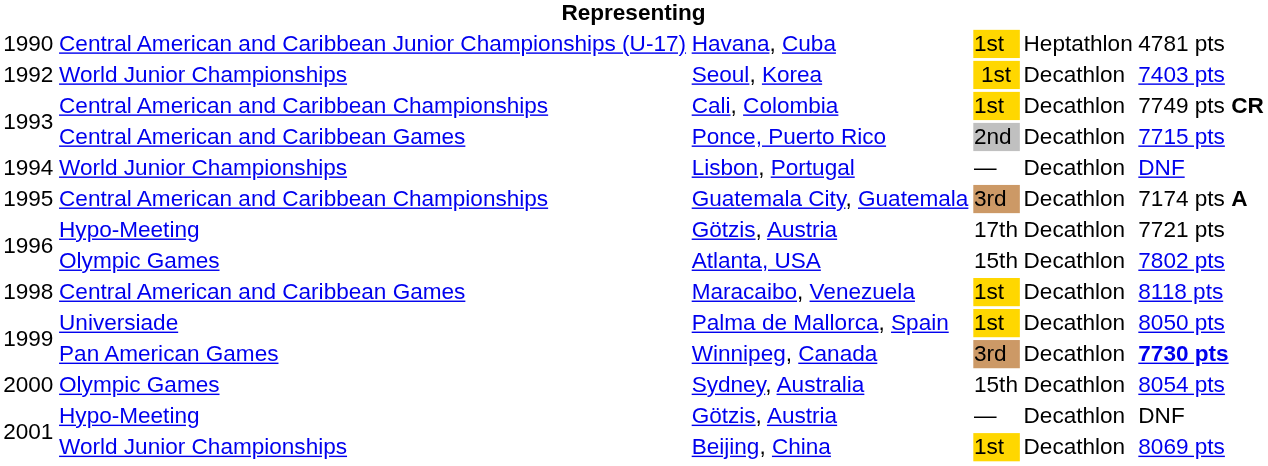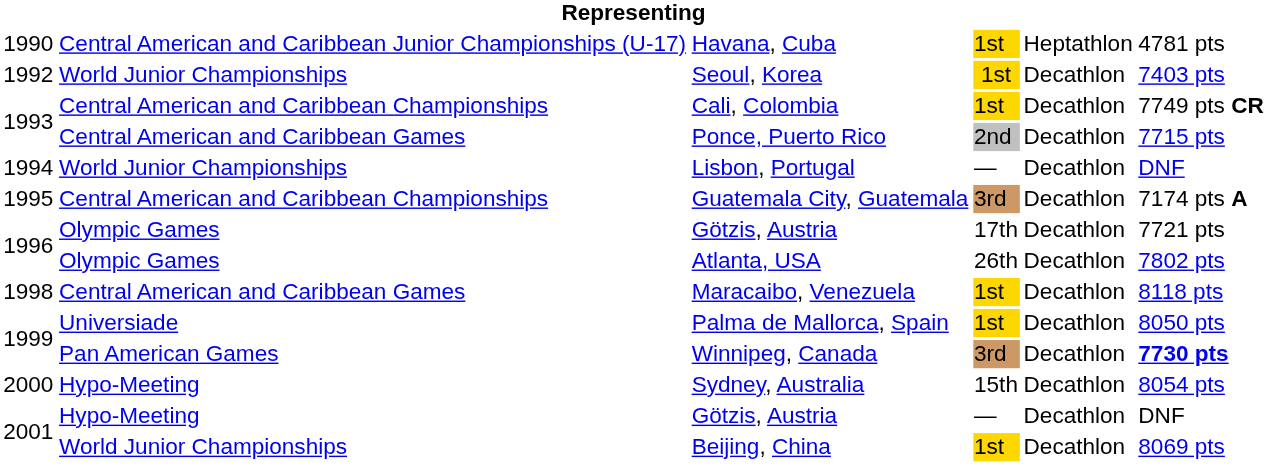(129, 229) Hypo-Meeting -> (139, 229) Olympic Games
(996, 260) 15th -> (996, 260) 26th
(139, 384) Olympic Games -> (129, 384) Hypo-Meeting
